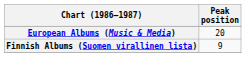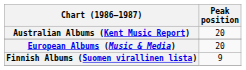+ row: (102, 33)
